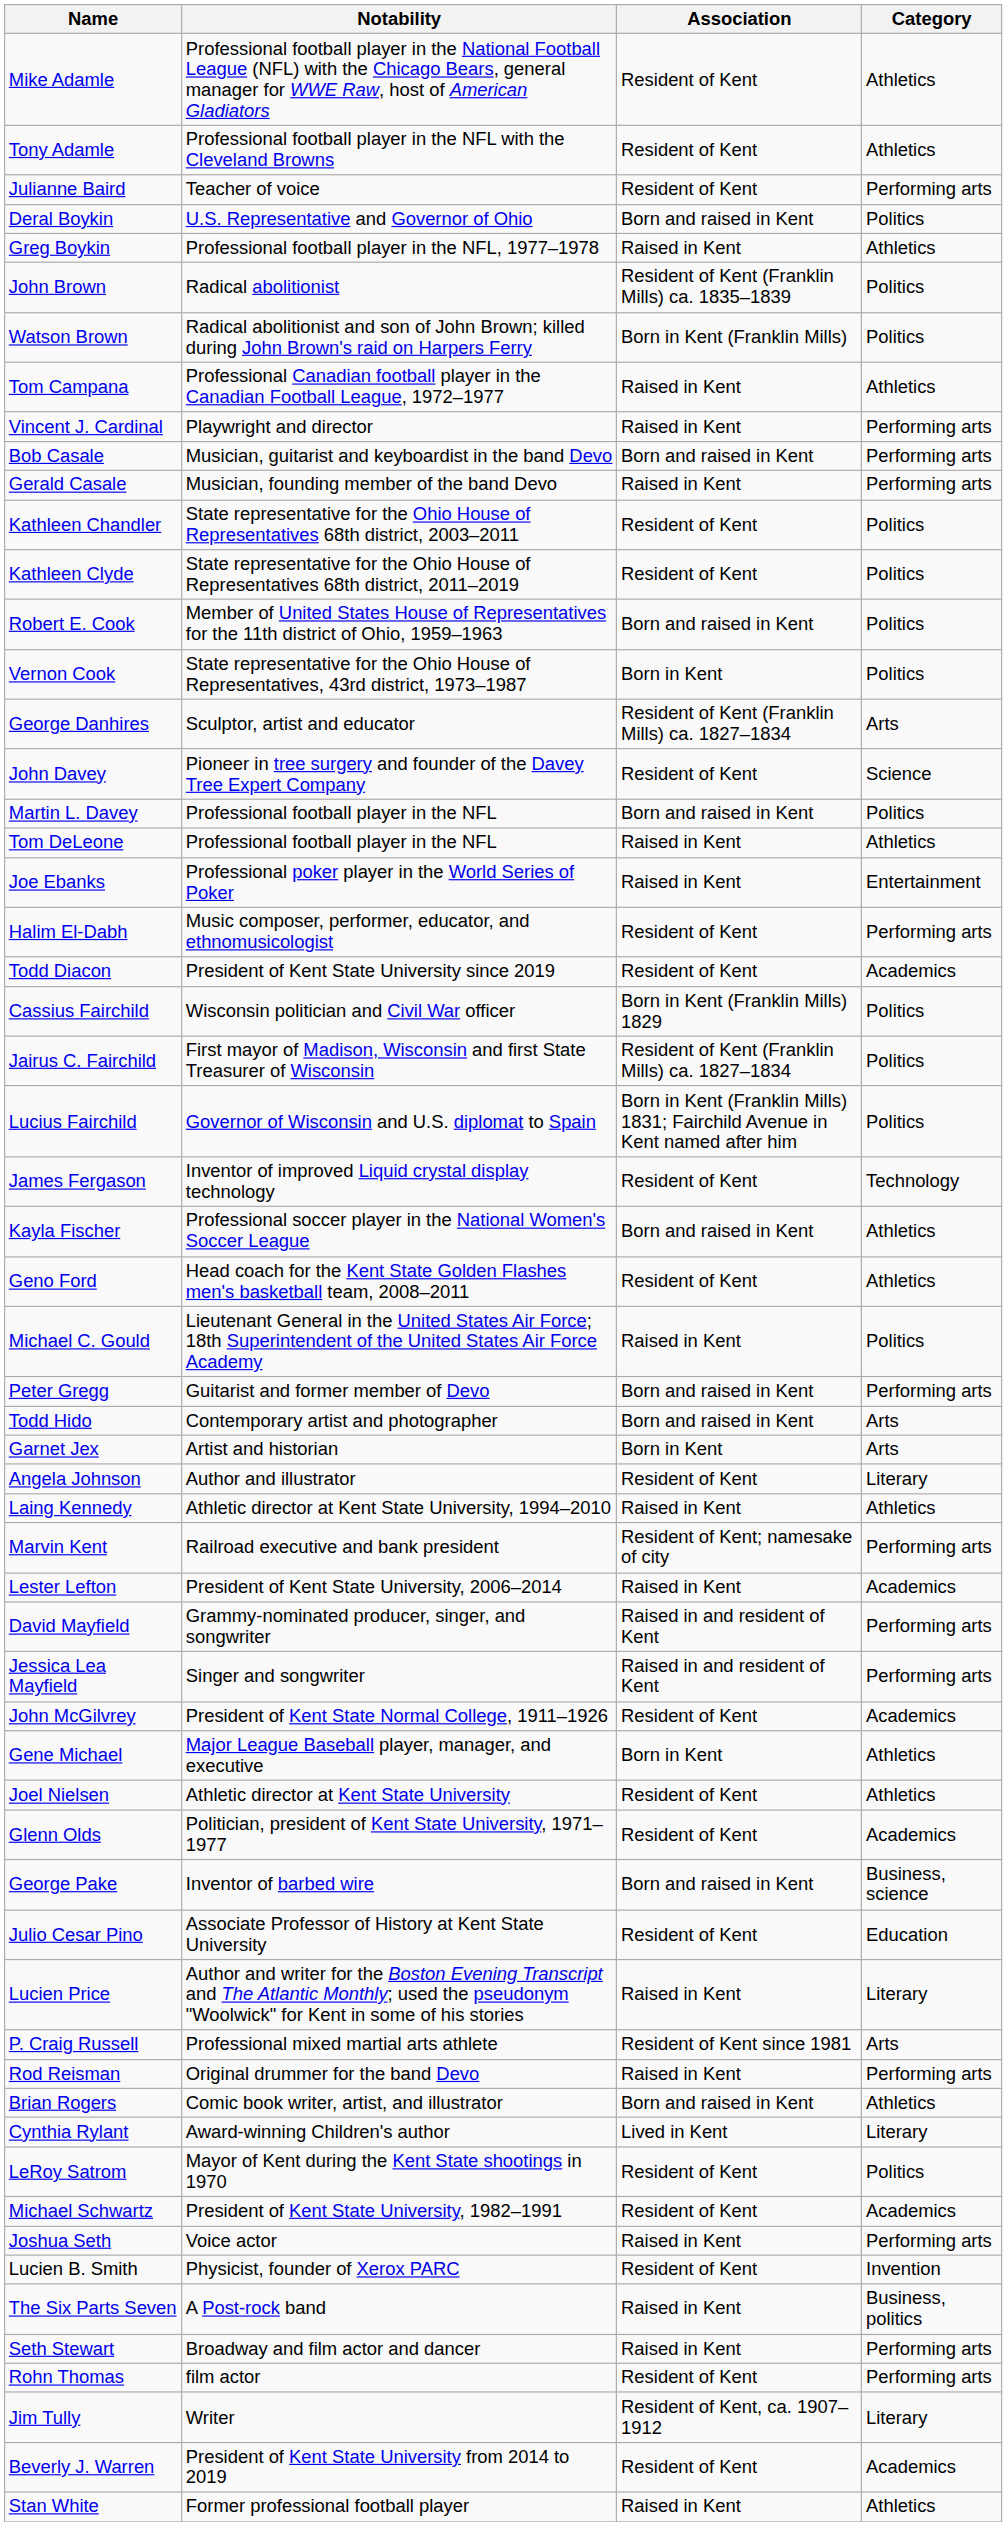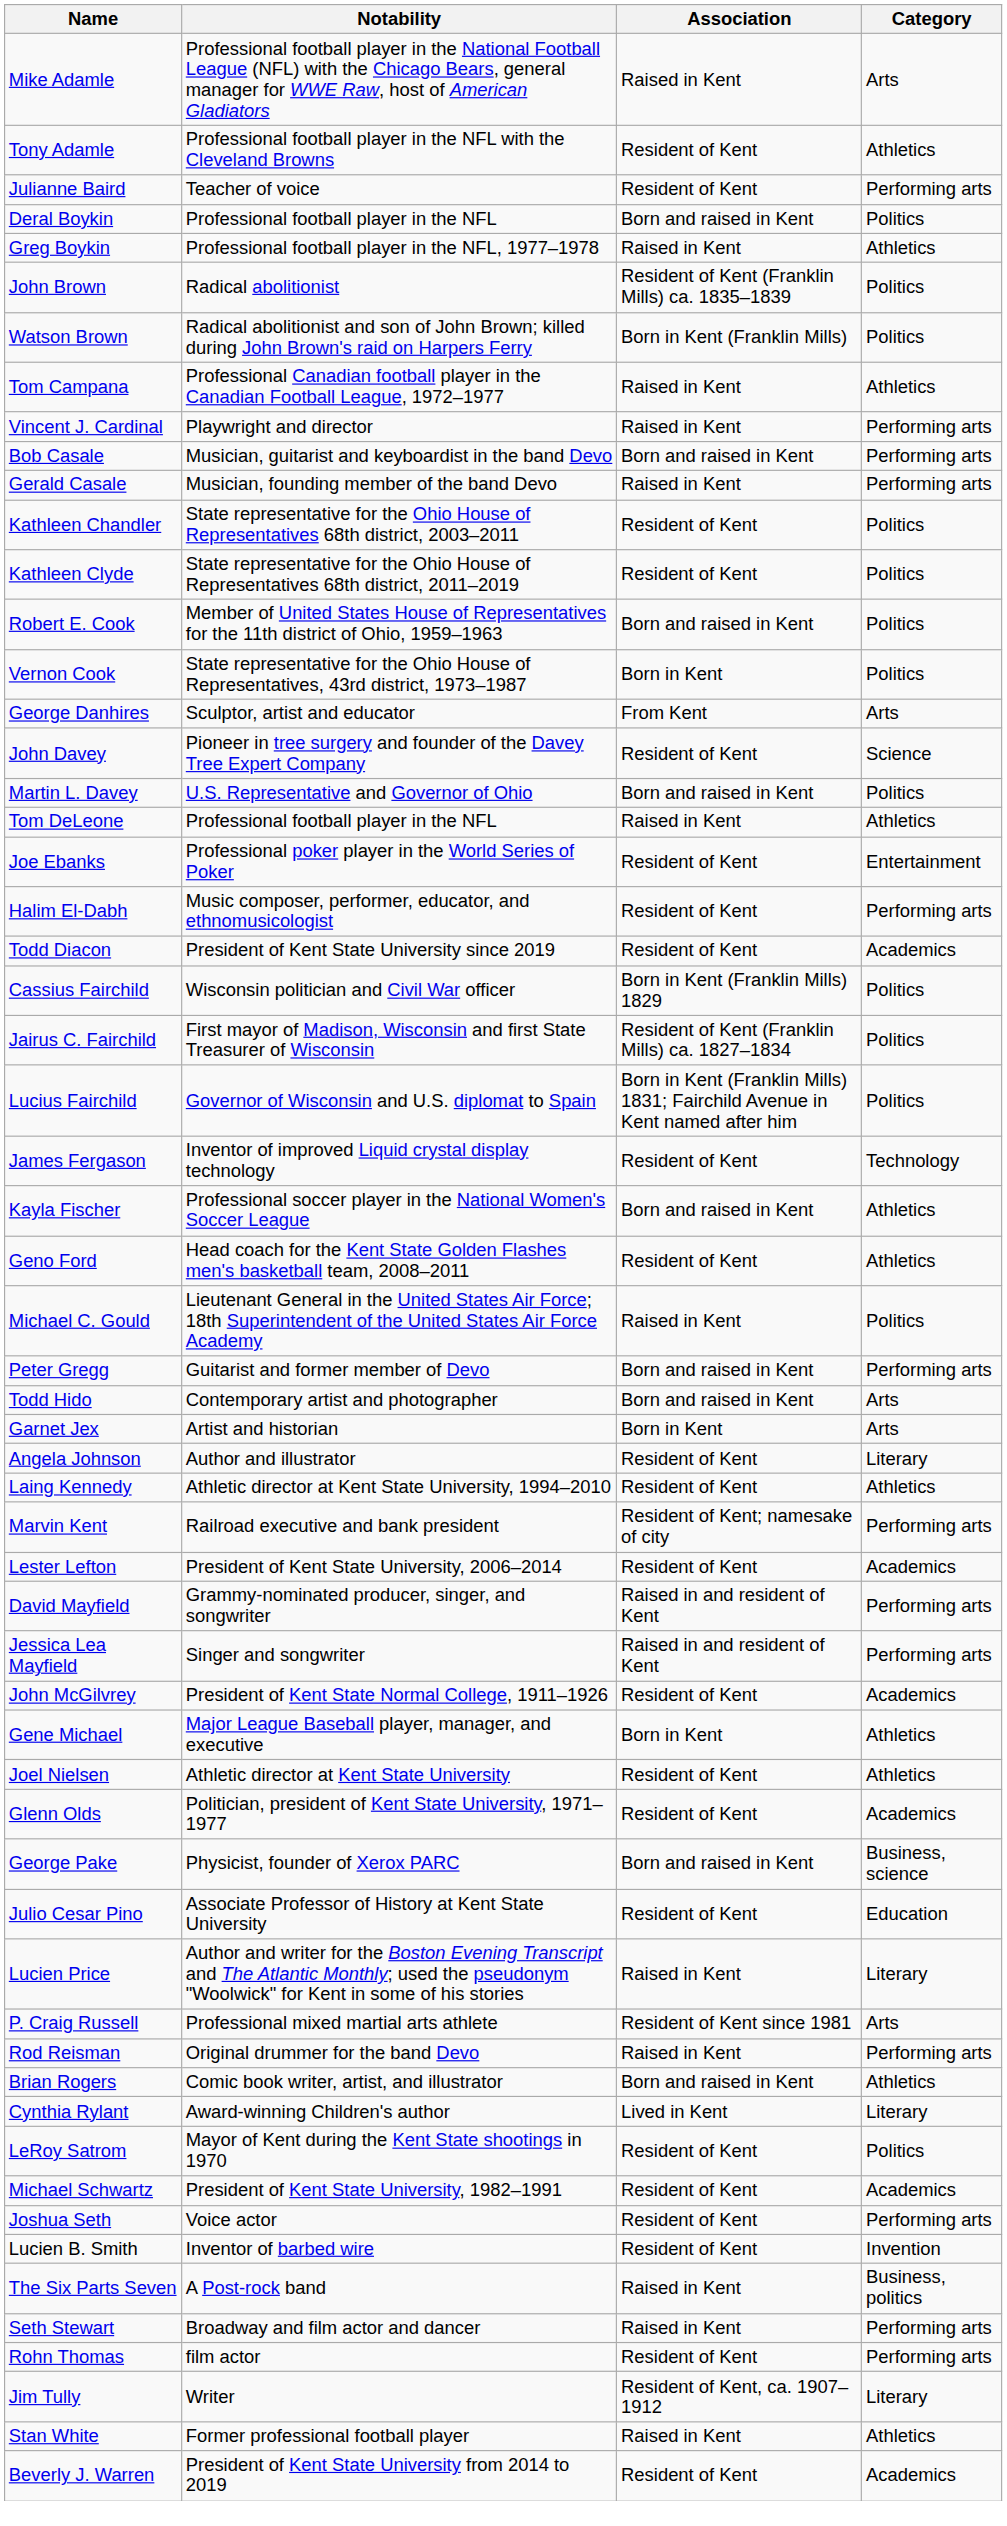(689, 79) Resident of Kent -> (681, 79) Raised in Kent
(901, 79) Athletics -> (882, 79) Arts
(359, 218) U.S. Representative and Governor of Ohio -> (341, 218) Professional football player in the NFL
(727, 724) Resident of Kent (Franklin Mills) ca. 1827–1834 -> (664, 713) From Kent
(341, 813) Professional football player in the NFL -> (359, 792) U.S. Representative and Governor of Ohio
(681, 882) Raised in Kent -> (689, 861) Resident of Kent
(681, 1508) Raised in Kent -> (689, 1487) Resident of Kent
(681, 1587) Raised in Kent -> (689, 1566) Resident of Kent
(280, 1884) Inventor of barbed wire -> (323, 1863) Physicist, founder of Xerox PARC
(681, 2240) Raised in Kent -> (689, 2219) Resident of Kent
(323, 2269) Physicist, founder of Xerox PARC -> (280, 2248) Inventor of barbed wire
rows swapped: (82, 2467) <-> (54, 2506)
